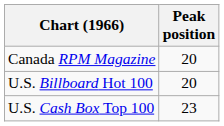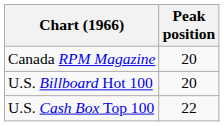(189, 108) 23 -> (189, 108) 22
